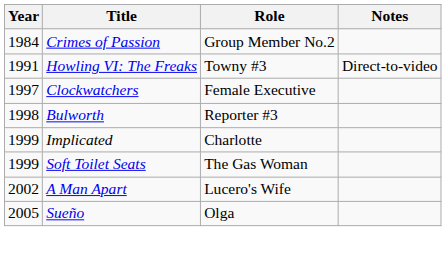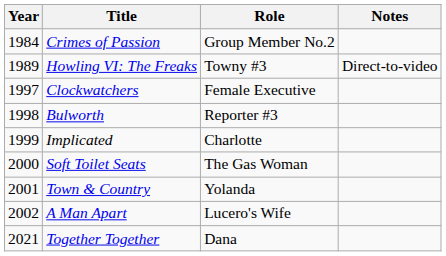(24, 66) 1991 -> (24, 66) 1989
(24, 164) 1999 -> (24, 164) 2000
+ row: (98, 189)
- row: (65, 213)
+ row: (103, 238)
